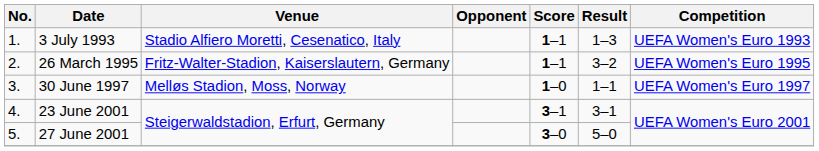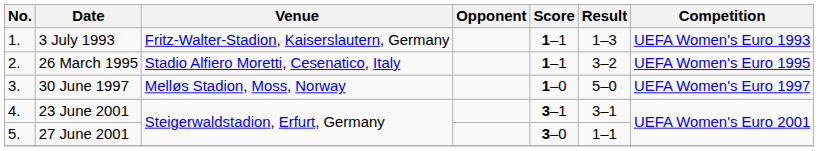(273, 39) Stadio Alfiero Moretti, Cesenatico, Italy -> (297, 39) Fritz-Walter-Stadion, Kaiserslautern, Germany
(297, 63) Fritz-Walter-Stadion, Kaiserslautern, Germany -> (273, 63) Stadio Alfiero Moretti, Cesenatico, Italy
(604, 87) 1–1 -> (604, 87) 5–0
(604, 134) 5–0 -> (604, 134) 1–1
